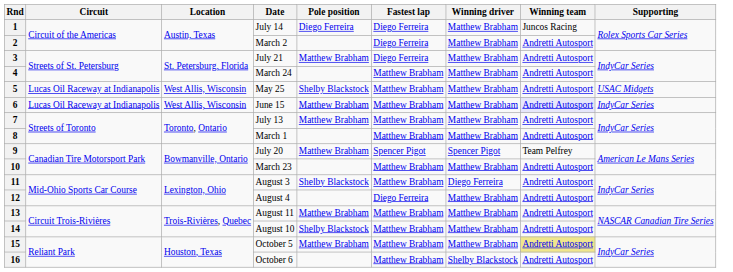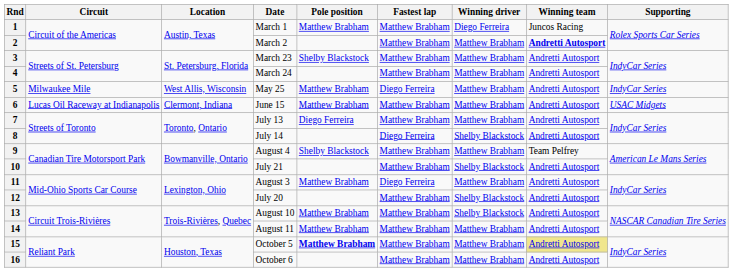(269, 27) July 14 -> (271, 27) March 1
(326, 27) Diego Ferreira -> (334, 27) Matthew Brabham
(401, 27) Diego Ferreira -> (415, 27) Matthew Brabham
(483, 27) Matthew Brabham -> (482, 27) Diego Ferreira
(401, 42) Diego Ferreira -> (415, 42) Matthew Brabham
(558, 42) normal -> (567, 42) bold
(269, 58) July 21 -> (274, 58) March 23
(334, 58) Matthew Brabham -> (334, 58) Shelby Blackstock
(401, 58) Diego Ferreira -> (415, 58) Matthew Brabham
(94, 89) Lucas Oil Raceway at Indianapolis -> (59, 89) Milwaukee Mile
(334, 89) Shelby Blackstock -> (334, 89) Matthew Brabham
(408, 89) Matthew Brabham -> (407, 89) Diego Ferreira
(625, 89) USAC Midgets -> (638, 89) IndyCar Series
(205, 104) West Allis, Wisconsin -> (198, 104) Clermont, Indiana
(558, 104) lavender background -> (564, 104) no background
(626, 104) IndyCar Series -> (638, 104) USAC Midgets
(334, 120) Matthew Brabham -> (326, 120) Diego Ferreira
(271, 135) March 1 -> (269, 135) July 14
(408, 135) Matthew Brabham -> (407, 135) Diego Ferreira
(483, 135) Matthew Brabham -> (489, 135) Shelby Blackstock
(269, 151) July 20 -> (273, 151) August 4
(334, 151) Matthew Brabham -> (334, 151) Shelby Blackstock
(400, 151) Spencer Pigot -> (415, 151) Matthew Brabham
(474, 151) Spencer Pigot -> (489, 151) Matthew Brabham
(274, 166) March 23 -> (269, 166) July 21
(483, 166) Matthew Brabham -> (489, 166) Shelby Blackstock
(334, 182) Shelby Blackstock -> (334, 182) Matthew Brabham
(408, 182) Matthew Brabham -> (407, 182) Diego Ferreira
(475, 182) Diego Ferreira -> (489, 182) Matthew Brabham
(273, 197) August 4 -> (269, 197) July 20
(401, 197) Diego Ferreira -> (415, 197) Matthew Brabham
(483, 197) Matthew Brabham -> (489, 197) Shelby Blackstock
(275, 213) August 11 -> (275, 213) August 10
(483, 213) Matthew Brabham -> (489, 213) Shelby Blackstock
(275, 228) August 10 -> (275, 228) August 11
(334, 228) Shelby Blackstock -> (334, 228) Matthew Brabham
(334, 244) normal -> (337, 244) bold
(483, 259) Shelby Blackstock -> (489, 259) Matthew Brabham
